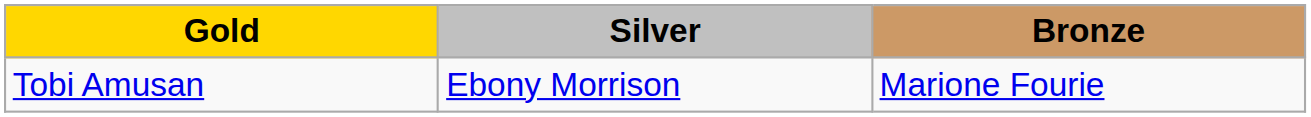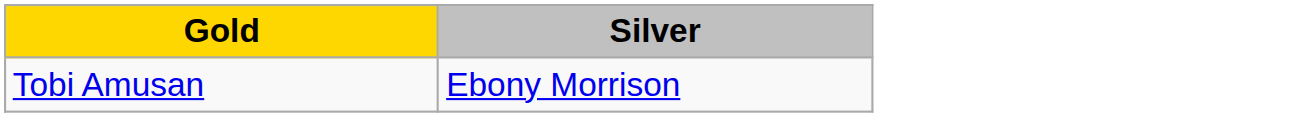- column: (1089, 31)
